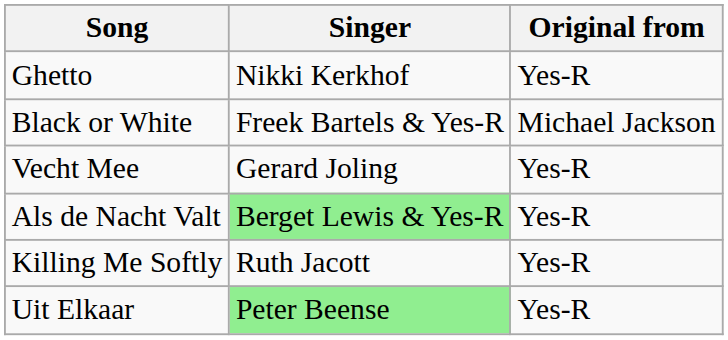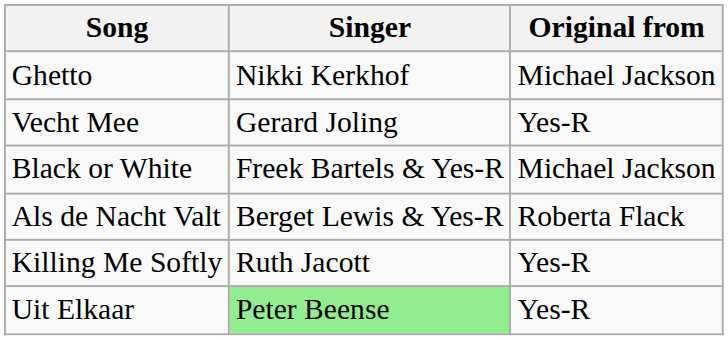(554, 74) Yes-R -> (617, 74) Michael Jackson
rows swapped: (75, 168) <-> (102, 121)
(370, 215) lightgreen background -> (370, 215) no background
(554, 215) Yes-R -> (601, 215) Roberta Flack
